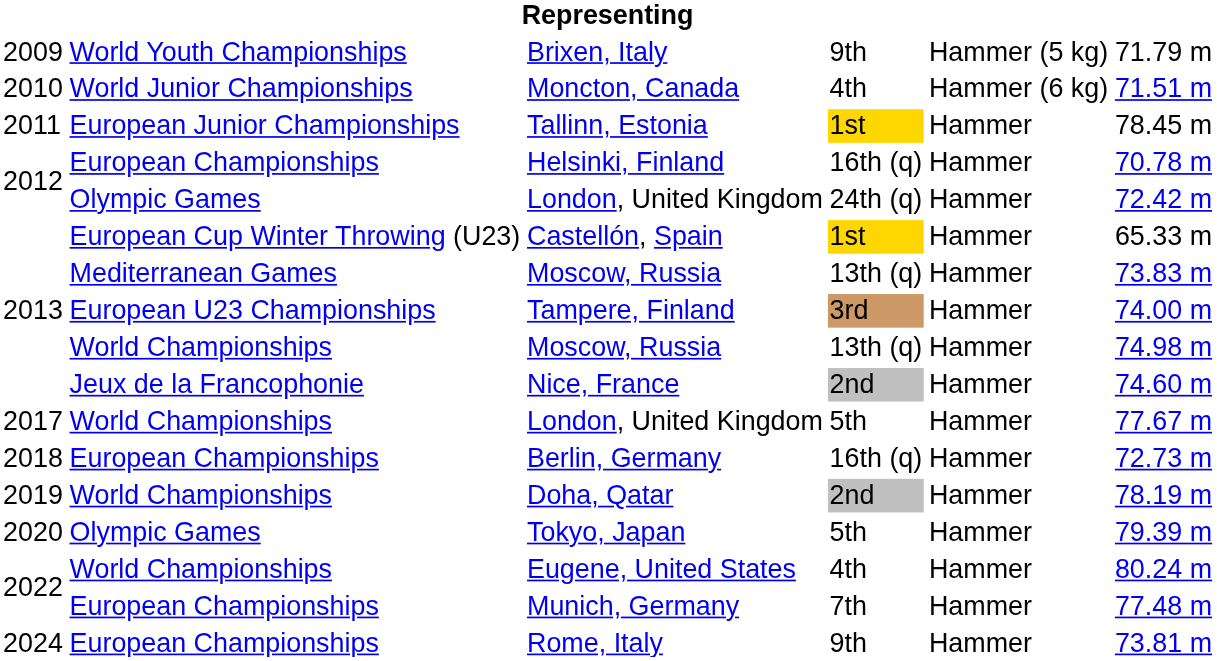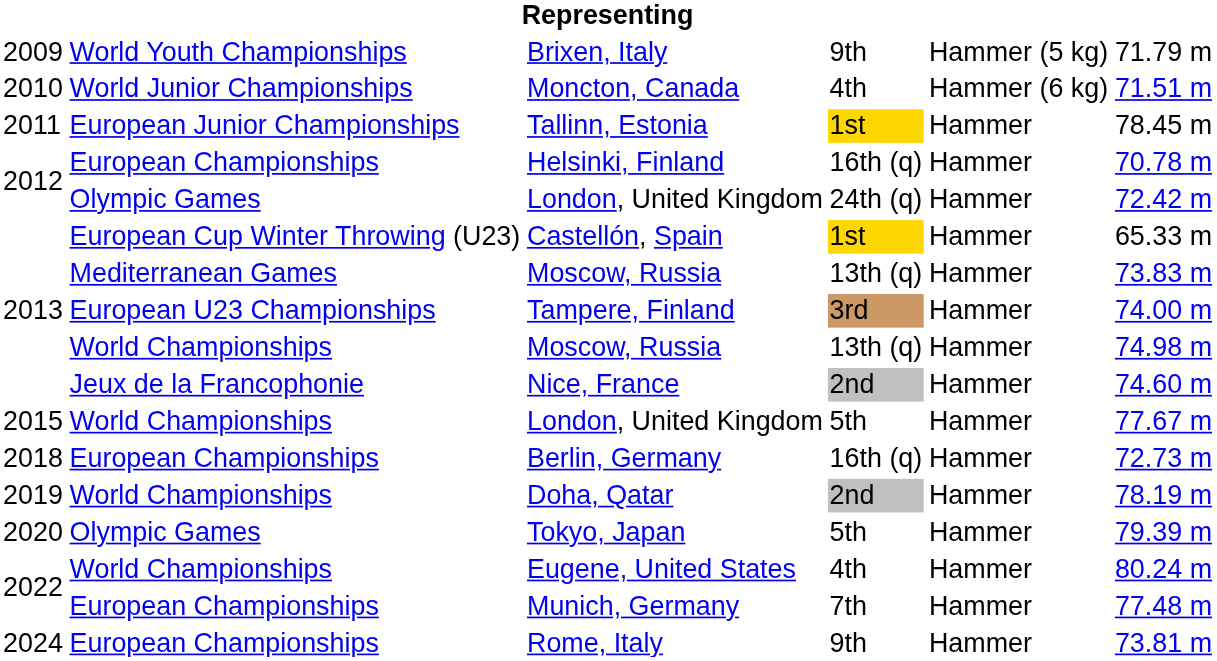(33, 421) 2017 -> (33, 421) 2015
